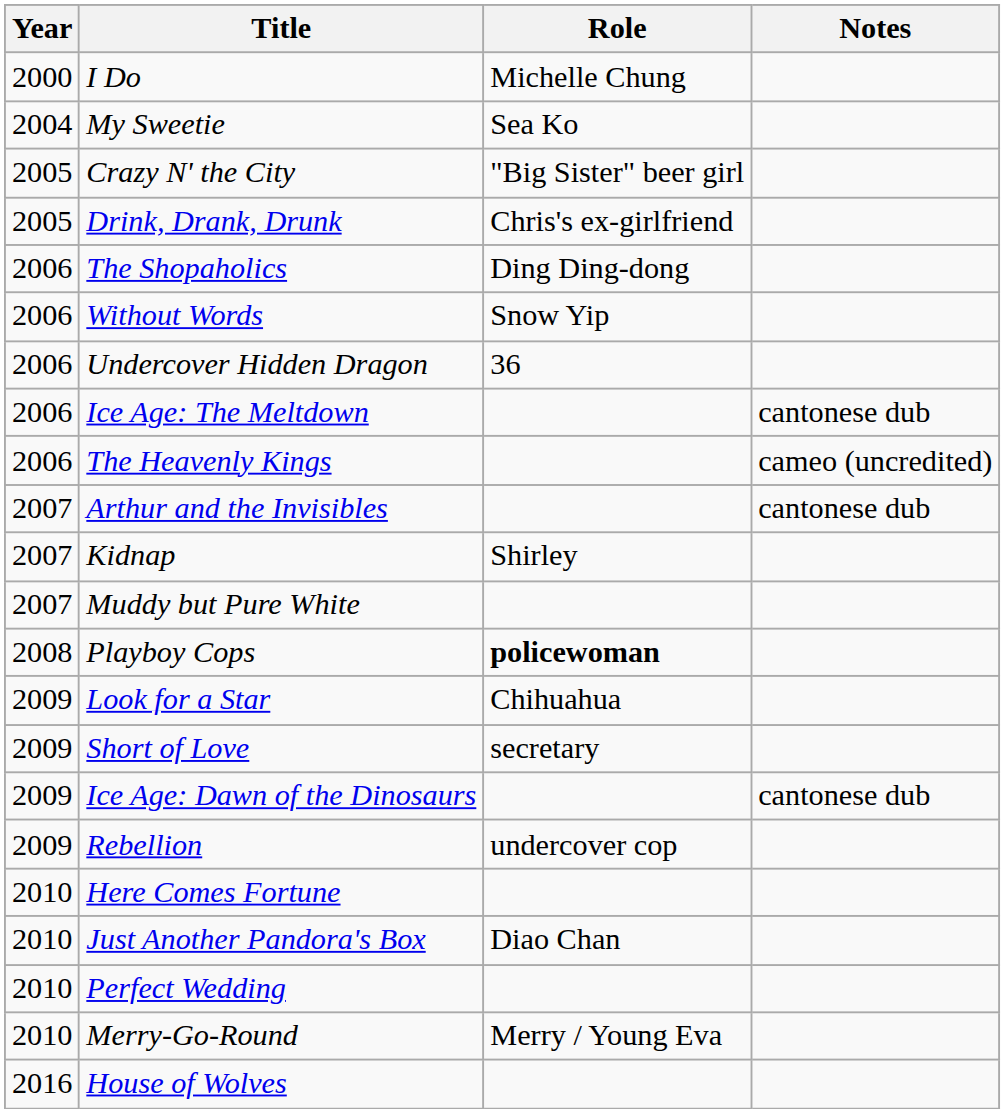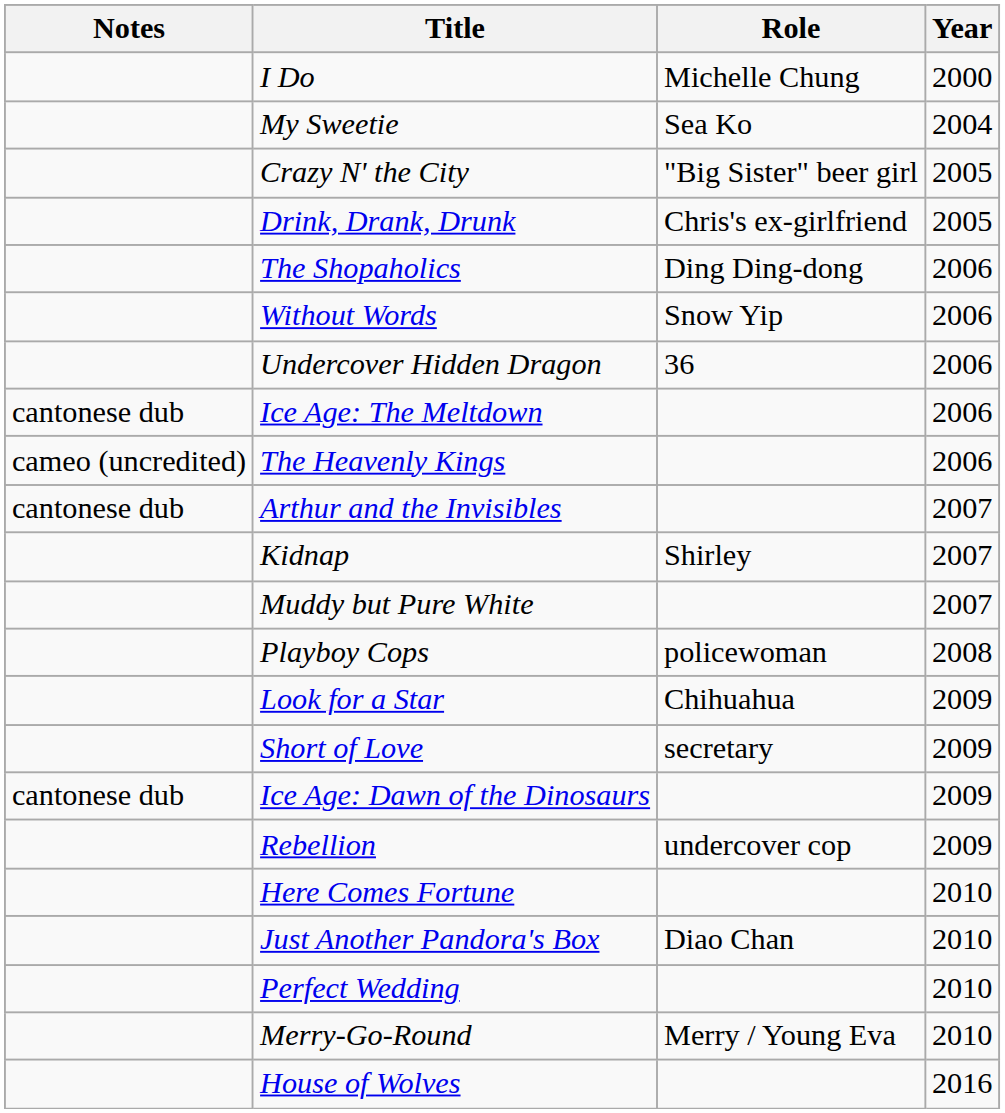columns swapped: (42, 28) <-> (875, 28)
(575, 651) bold -> (745, 651) normal
